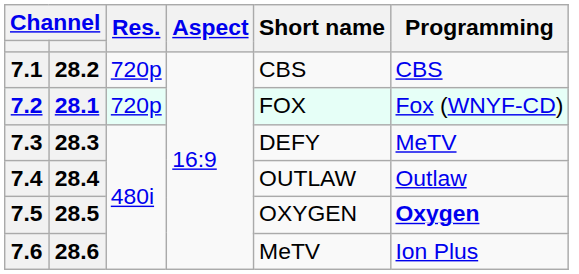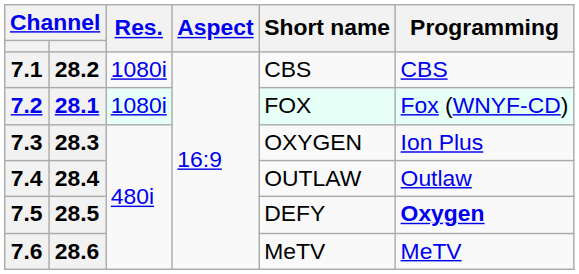(136, 69) 720p -> (139, 69) 1080i
(136, 105) 720p -> (139, 105) 1080i
(290, 142) DEFY -> (313, 142) OXYGEN
(426, 142) MeTV -> (442, 142) Ion Plus
(308, 214) OXYGEN -> (295, 214) DEFY
(437, 250) Ion Plus -> (431, 250) MeTV
